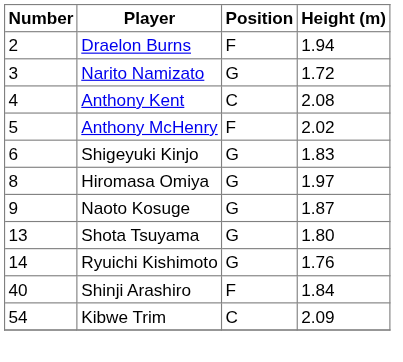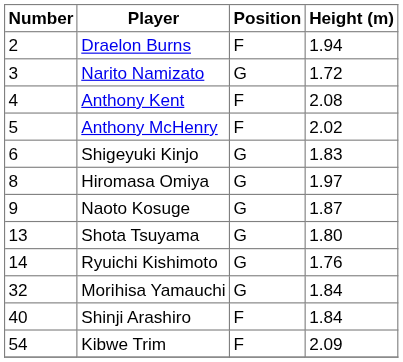(232, 99) C -> (239, 99) F
+ row: (153, 289)
(232, 316) C -> (239, 344) F
